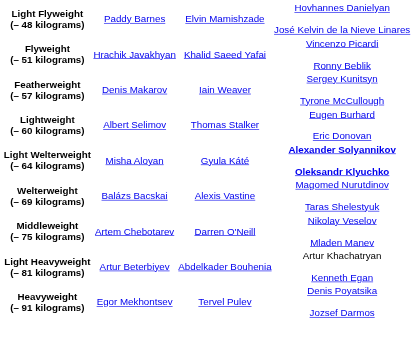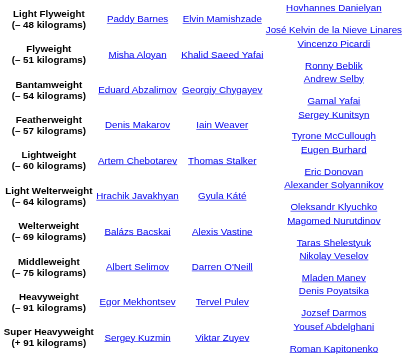(135, 54) Hrachik Javakhyan -> (138, 54) Misha Aloyan
+ row: (49, 90)
(135, 125) Albert Selimov -> (138, 161) Artem Chebotarev
(135, 161) Misha Aloyan -> (138, 196) Hrachik Javakhyan
(342, 161) bold -> (334, 196) normal
(135, 231) Artem Chebotarev -> (138, 267) Albert Selimov
- row: (47, 267)
+ row: (49, 337)
